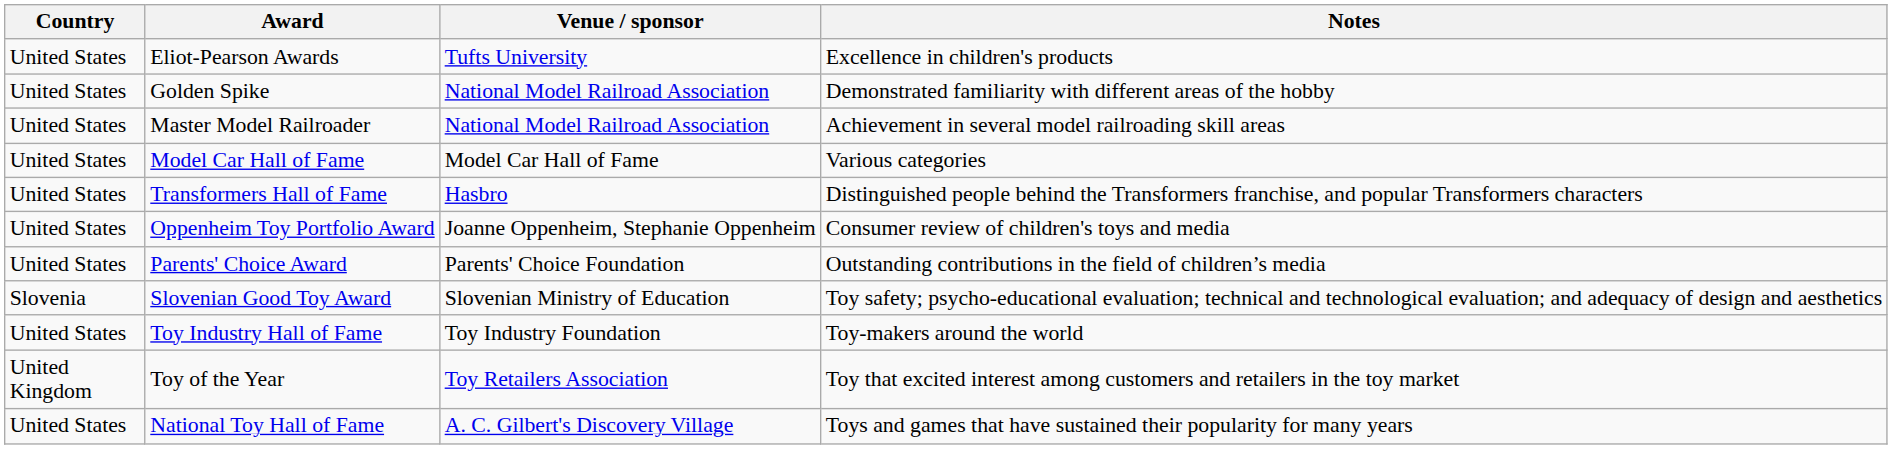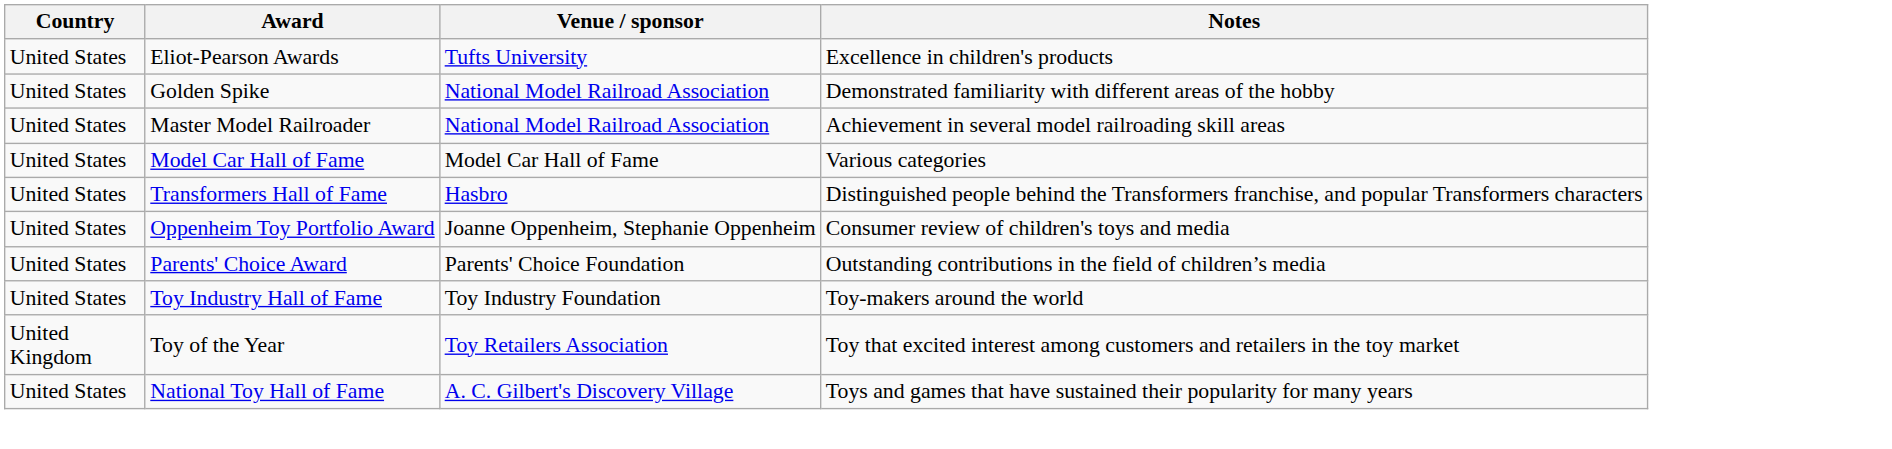- row: (271, 297)
